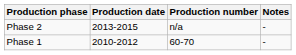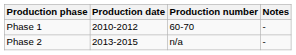rows swapped: (24, 42) <-> (24, 27)
